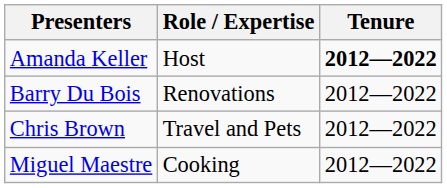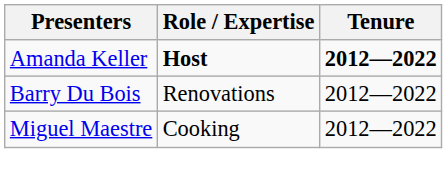(184, 57) normal -> (185, 57) bold
- row: (67, 128)
